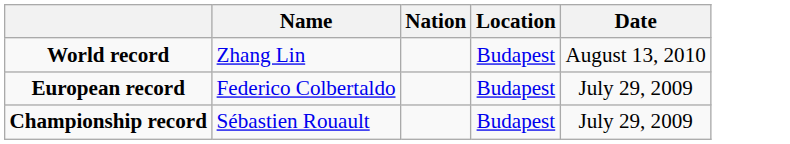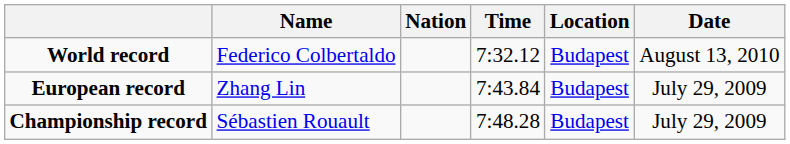+ column: (508, 21)
(261, 54) Zhang Lin -> (306, 54) Federico Colbertaldo
(306, 88) Federico Colbertaldo -> (261, 88) Zhang Lin
